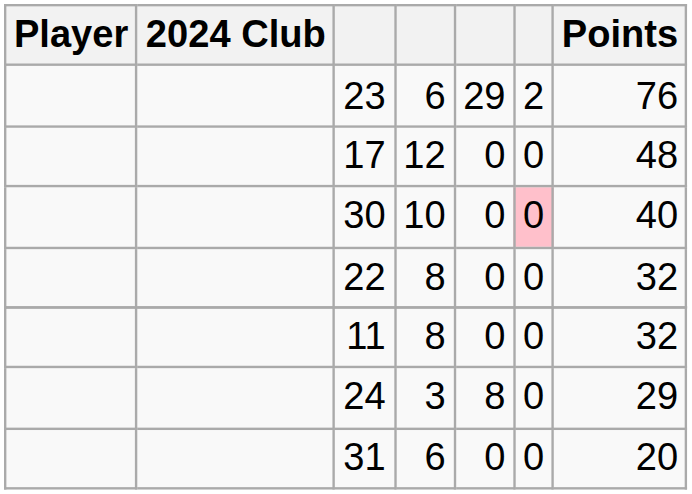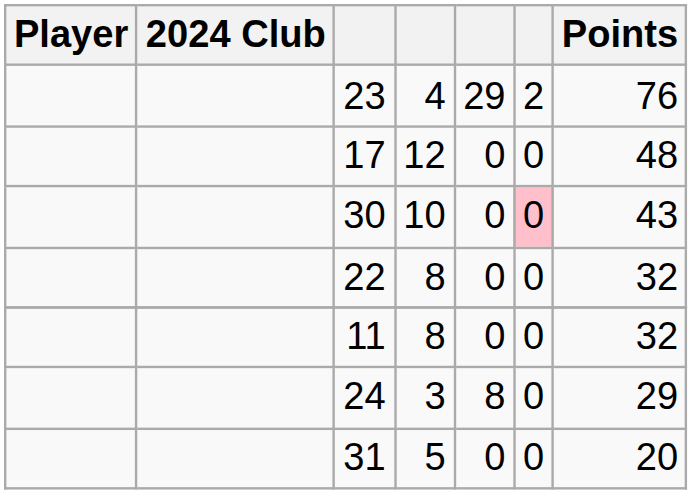(435, 95) 6 -> (435, 95) 4
(657, 215) 40 -> (657, 215) 43
(435, 457) 6 -> (435, 457) 5
